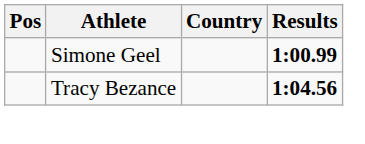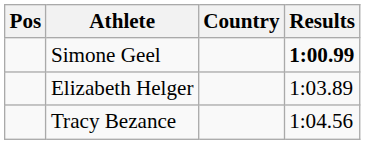+ row: (122, 88)
(305, 88) bold -> (321, 121) normal
